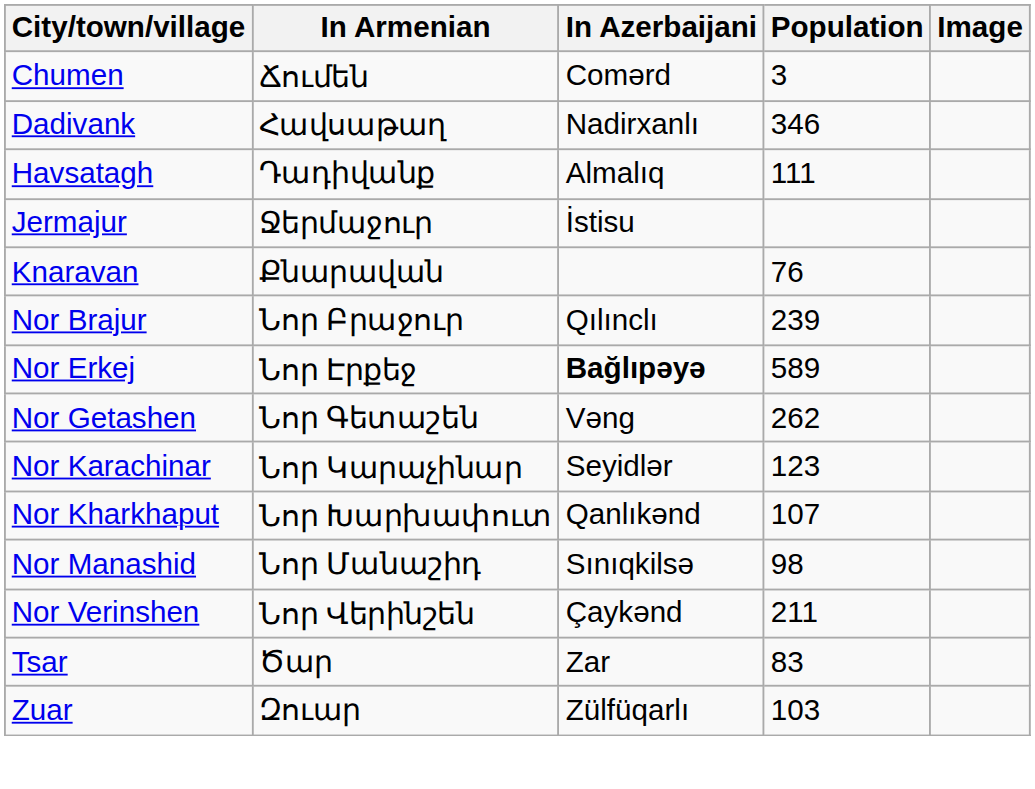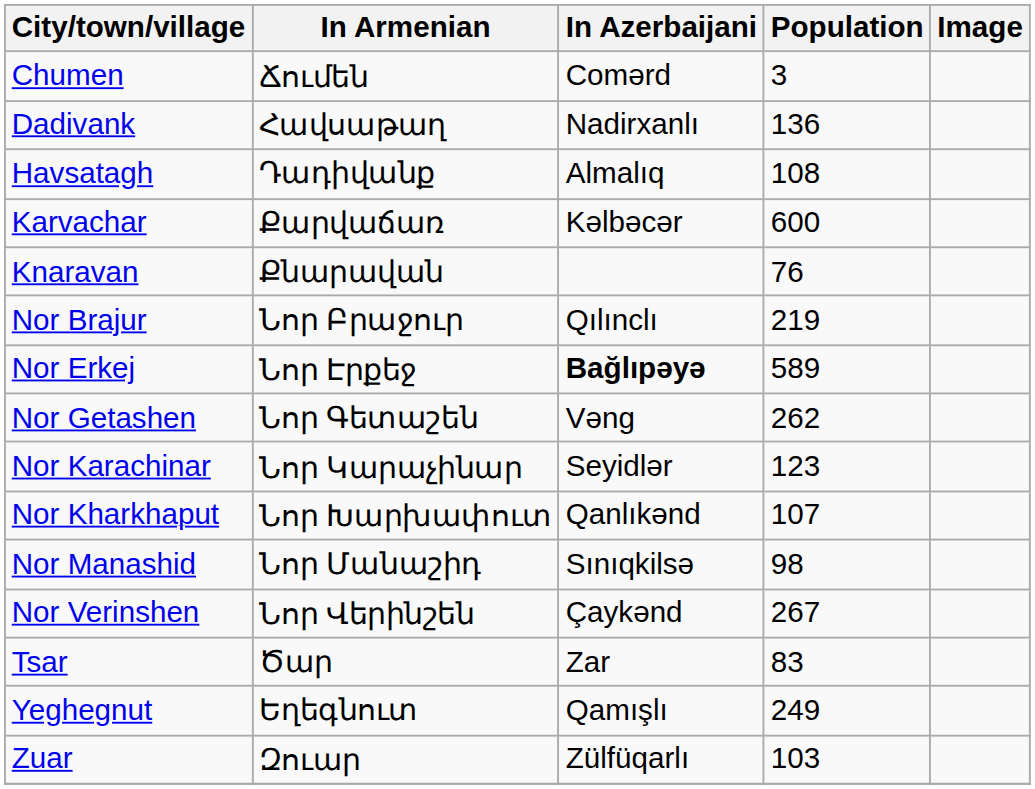(795, 124) 346 -> (795, 124) 136
(793, 173) 111 -> (795, 173) 108
- row: (69, 222)
+ row: (79, 222)
(795, 319) 239 -> (795, 319) 219
(794, 612) 211 -> (795, 612) 267
+ row: (82, 710)
